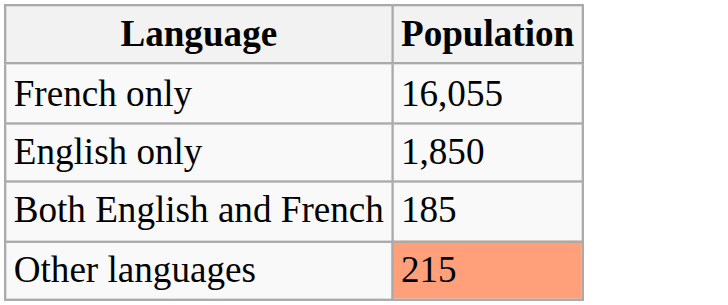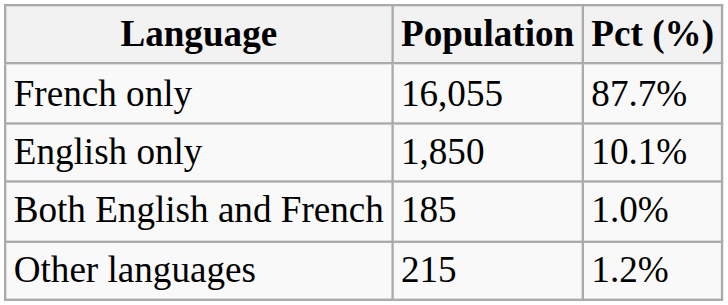+ column: (653, 33)
(429, 269) lightsalmon background -> (429, 269) no background
